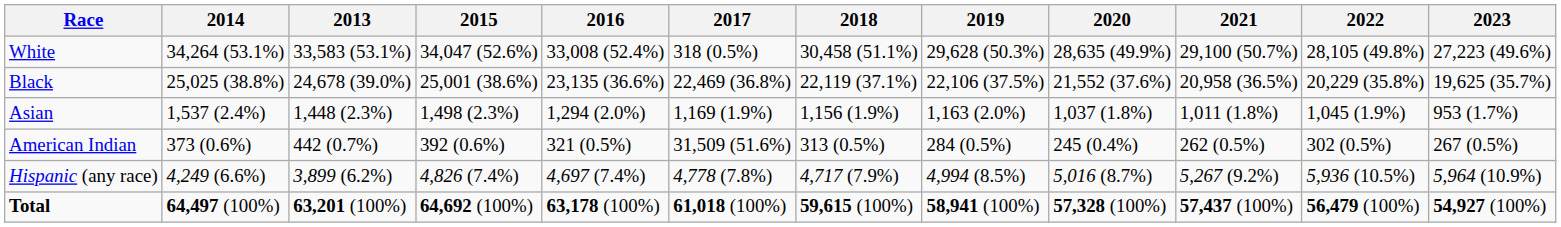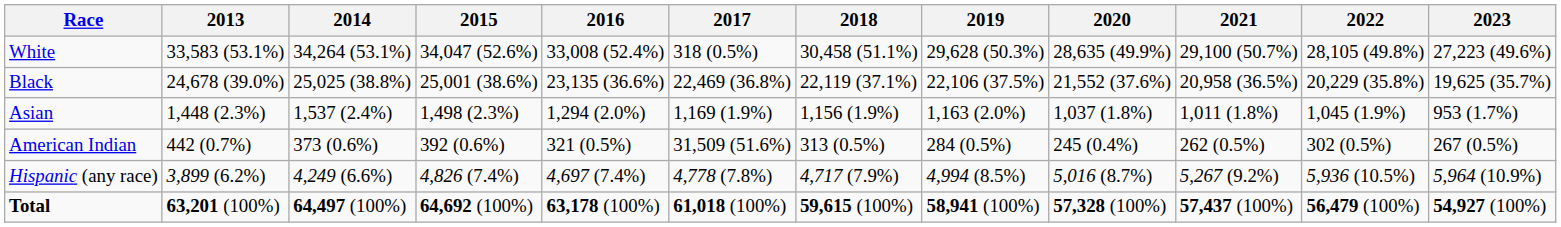columns swapped: (352, 20) <-> (225, 20)
